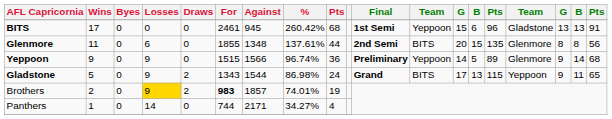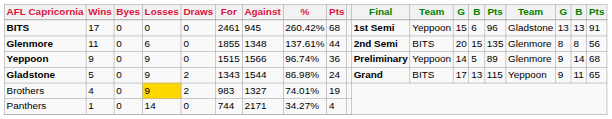(91, 91) 2 -> (91, 91) 4
(226, 91) bold -> (226, 91) normal
(255, 91) 1857 -> (255, 91) 1327
